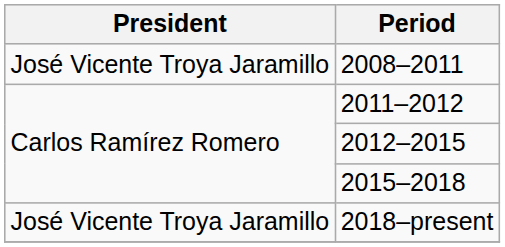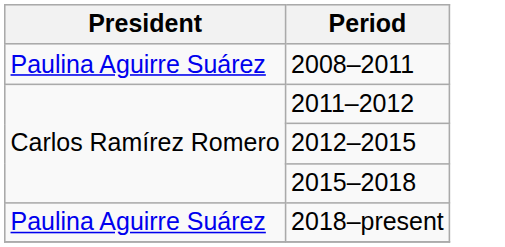(170, 63) José Vicente Troya Jaramillo -> (138, 63) Paulina Aguirre Suárez
(170, 222) José Vicente Troya Jaramillo -> (138, 222) Paulina Aguirre Suárez
